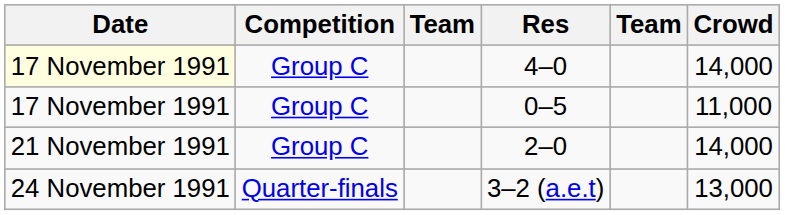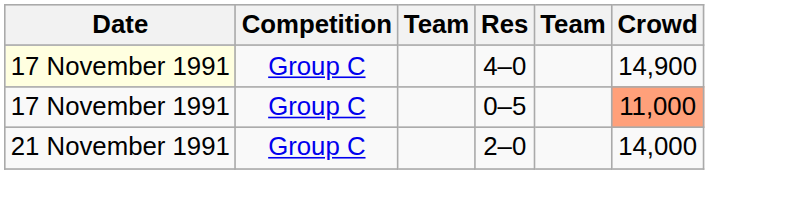(734, 65) 14,000 -> (658, 65) 14,900
(734, 106) no background -> (658, 106) lightsalmon background
- row: (546, 188)
